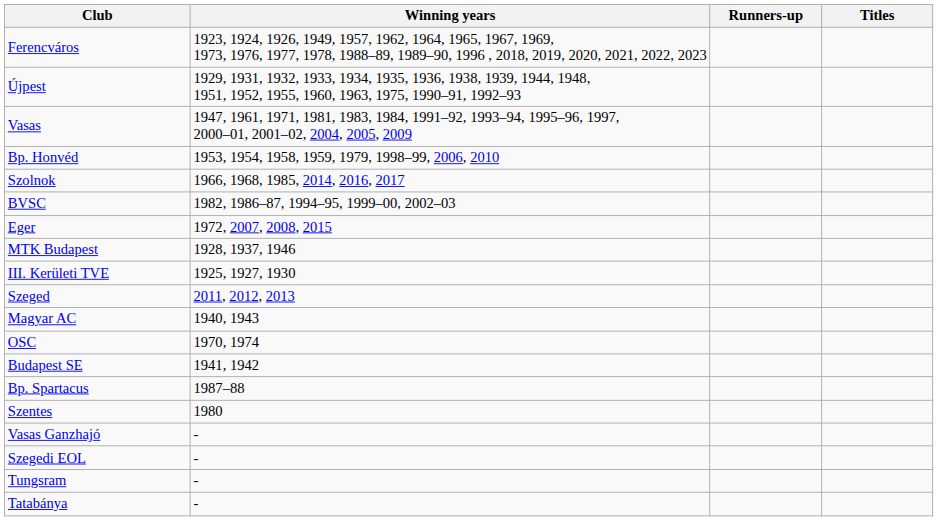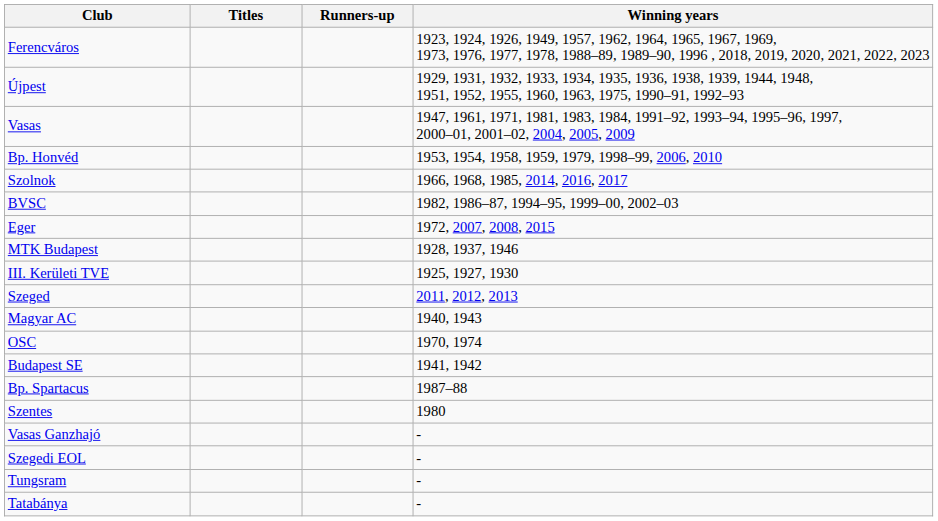columns swapped: (877, 16) <-> (450, 16)
